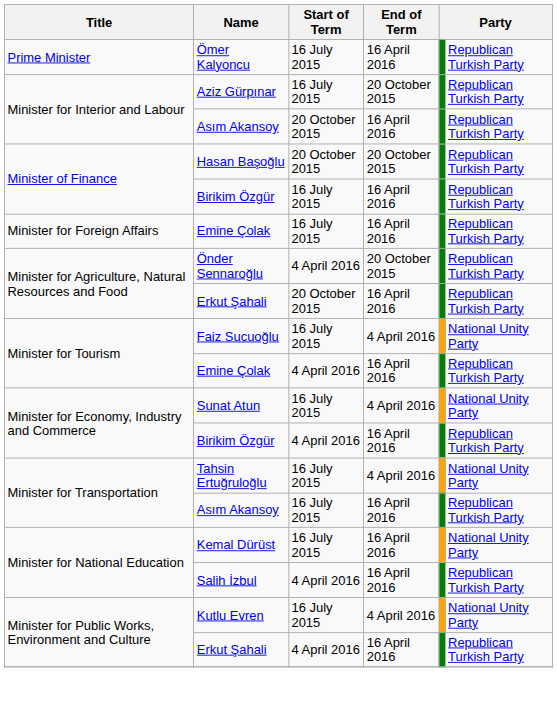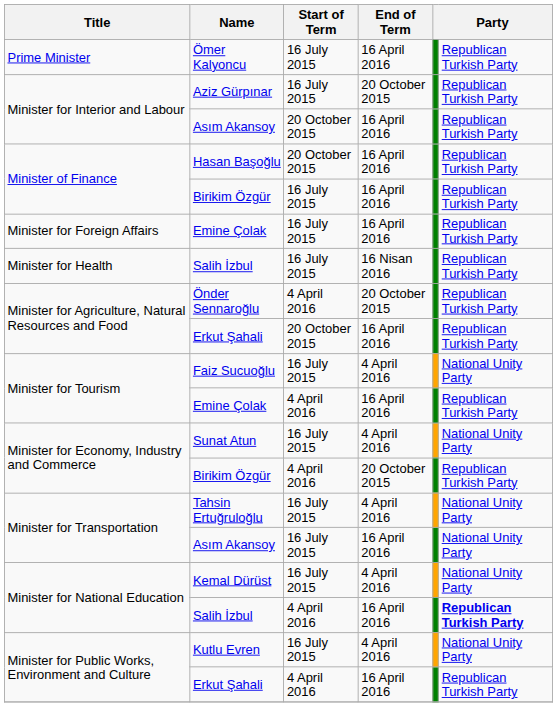(399, 162) 20 October 2015 -> (383, 162) 16 April 2016
+ row: (60, 266)
(388, 441) 16 April 2016 -> (393, 476) 20 October 2015
(486, 511) Republican Turkish Party -> (482, 545) National Unity Party
(388, 545) 16 April 2016 -> (379, 580) 4 April 2016
(486, 580) normal -> (483, 615) bold
